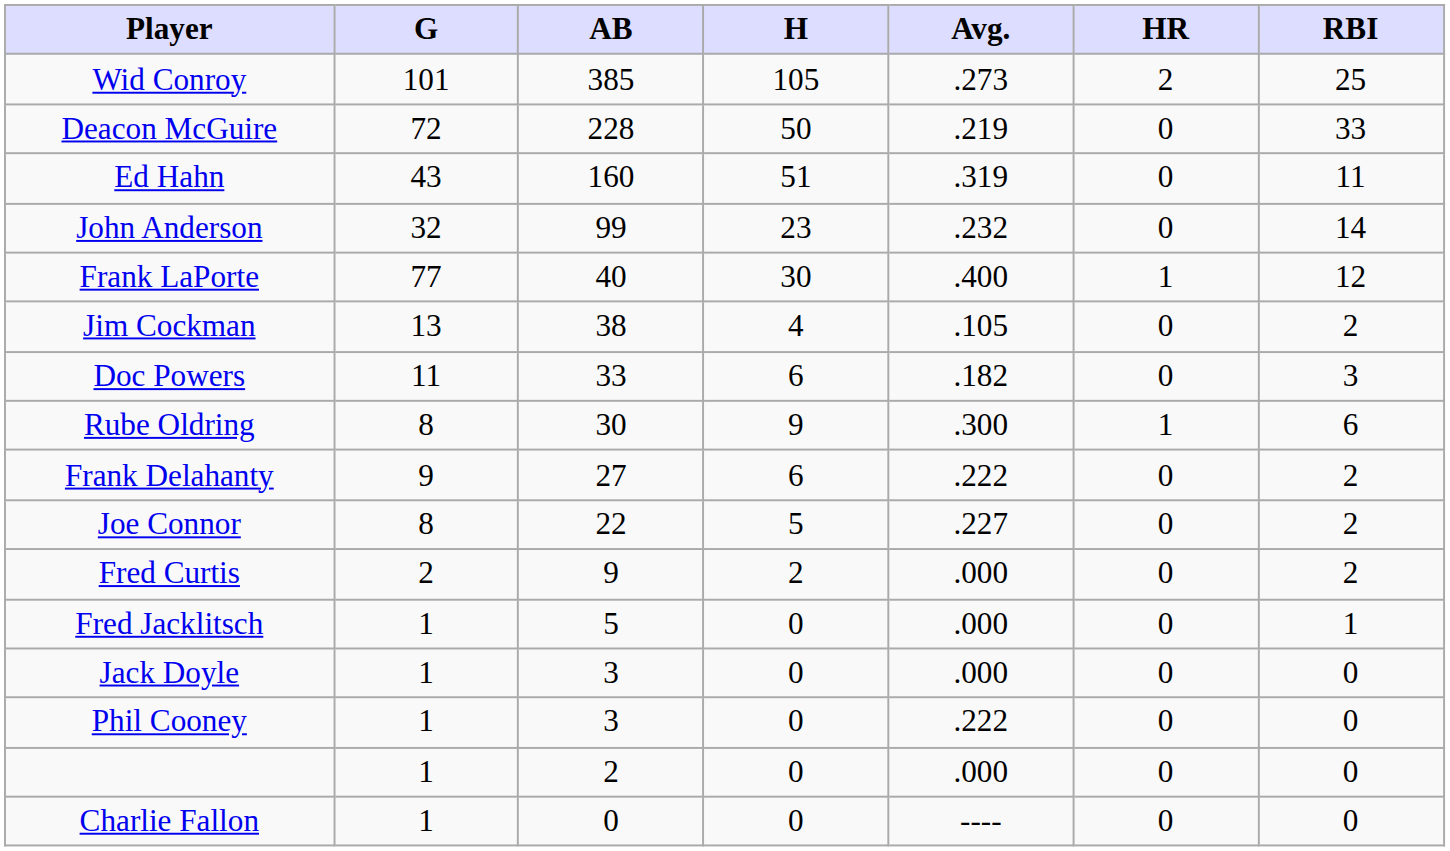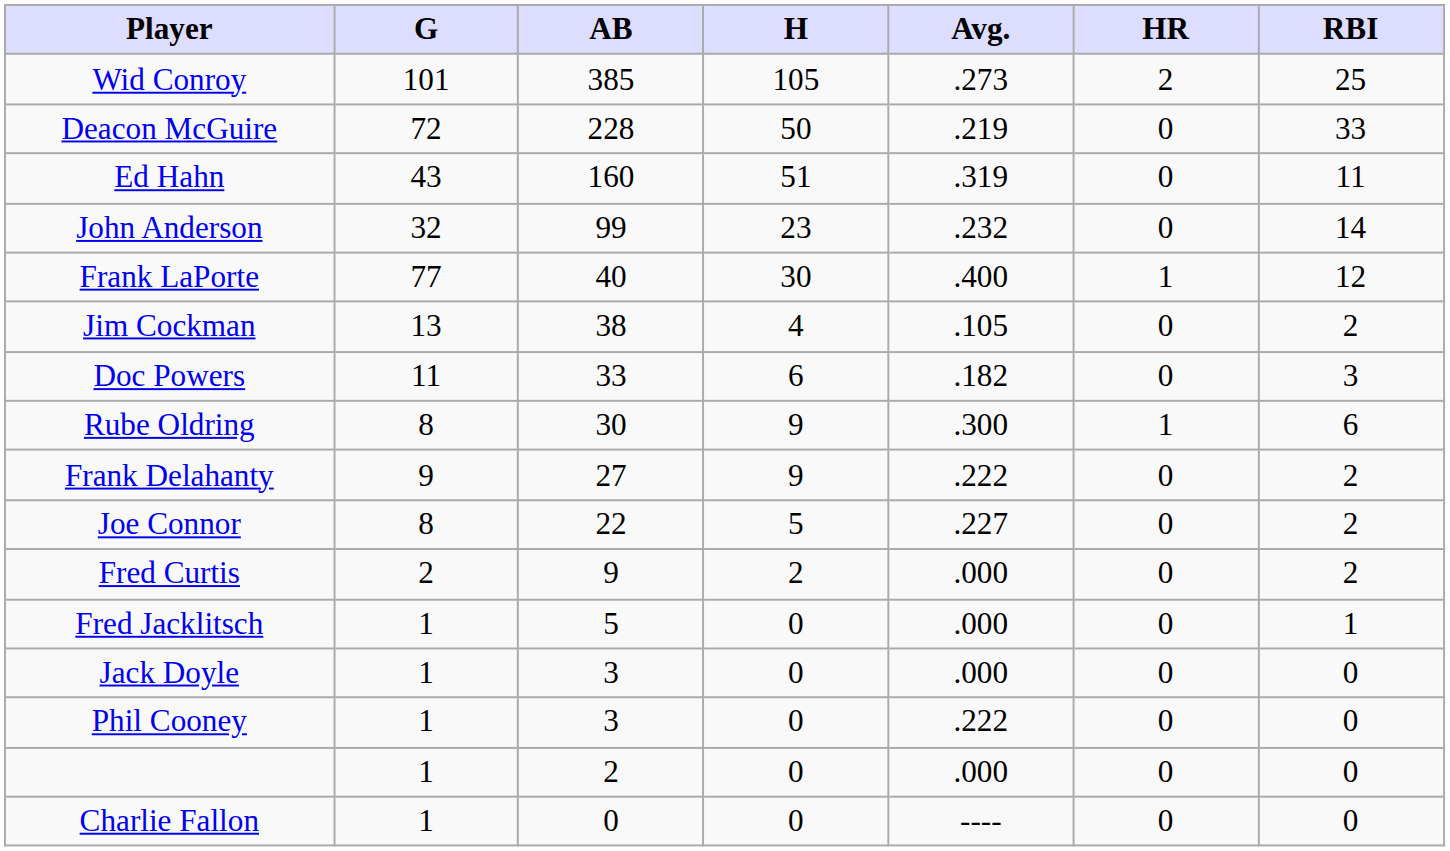(796, 474) 6 -> (796, 474) 9
